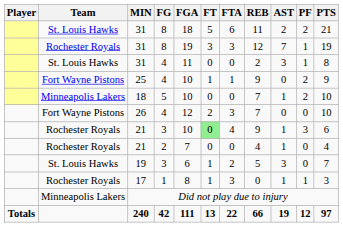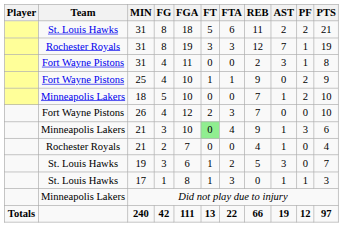(83, 63) St. Louis Hawks -> (83, 63) Fort Wayne Pistons
(83, 130) Rochester Royals -> (83, 130) Minneapolis Lakers
(83, 180) Rochester Royals -> (83, 180) St. Louis Hawks
